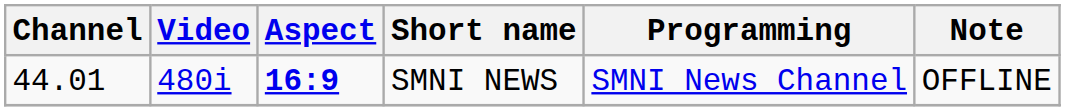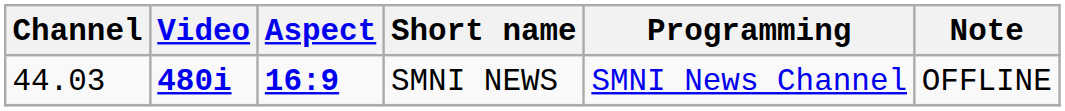(59, 81) 44.01 -> (59, 81) 44.03
(194, 81) normal -> (194, 81) bold
